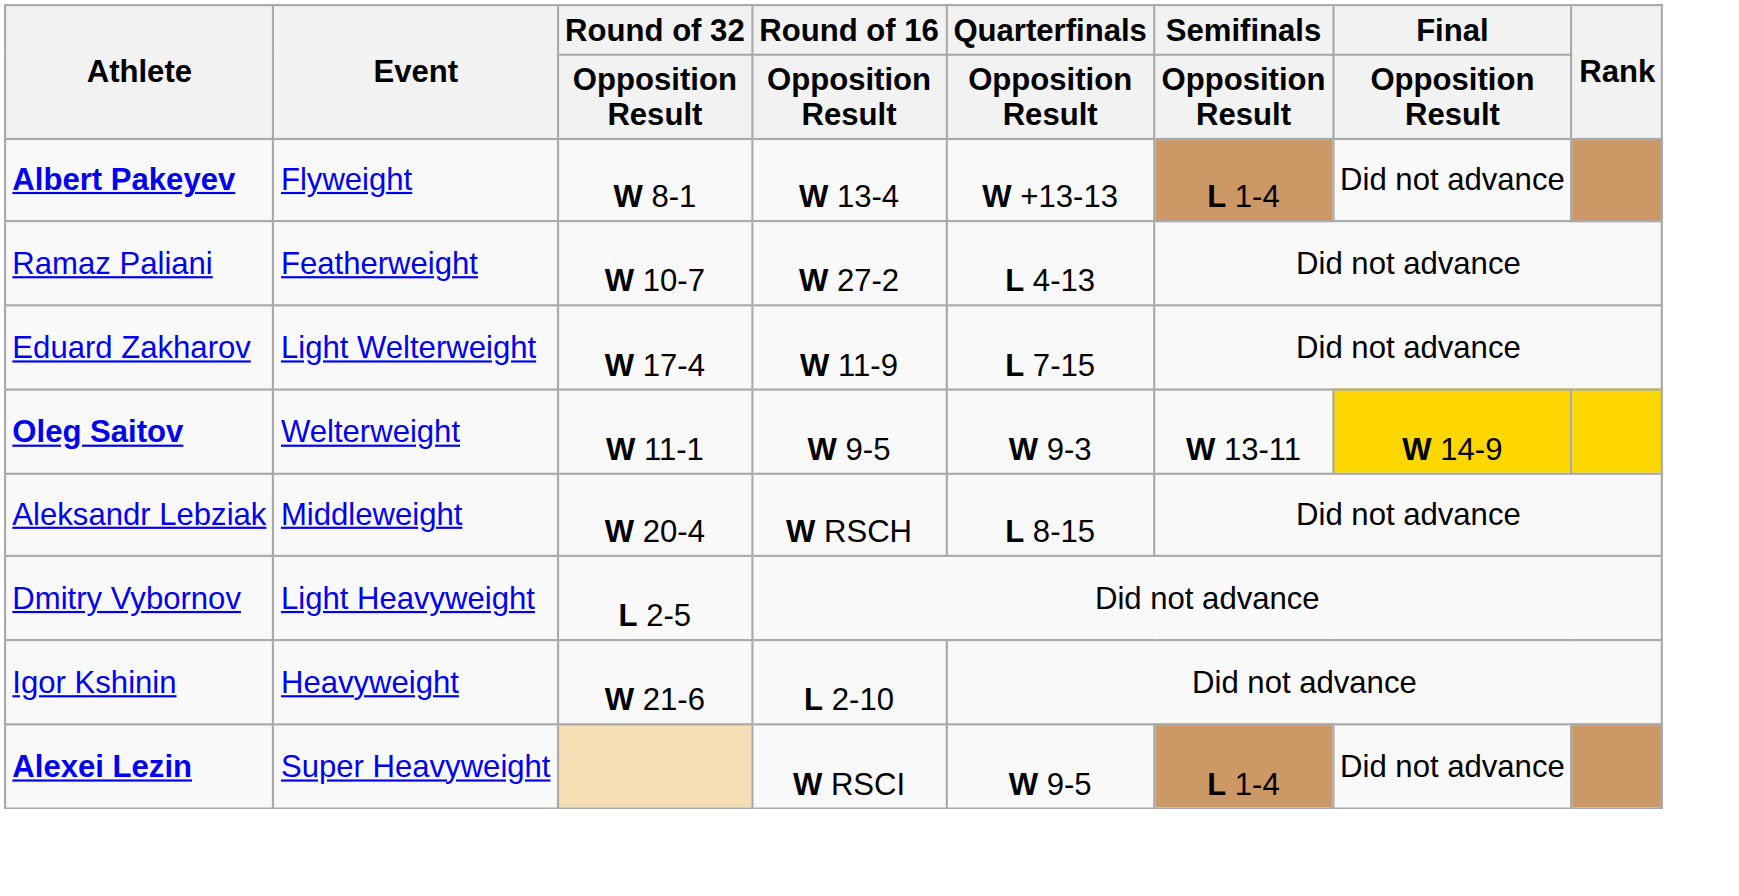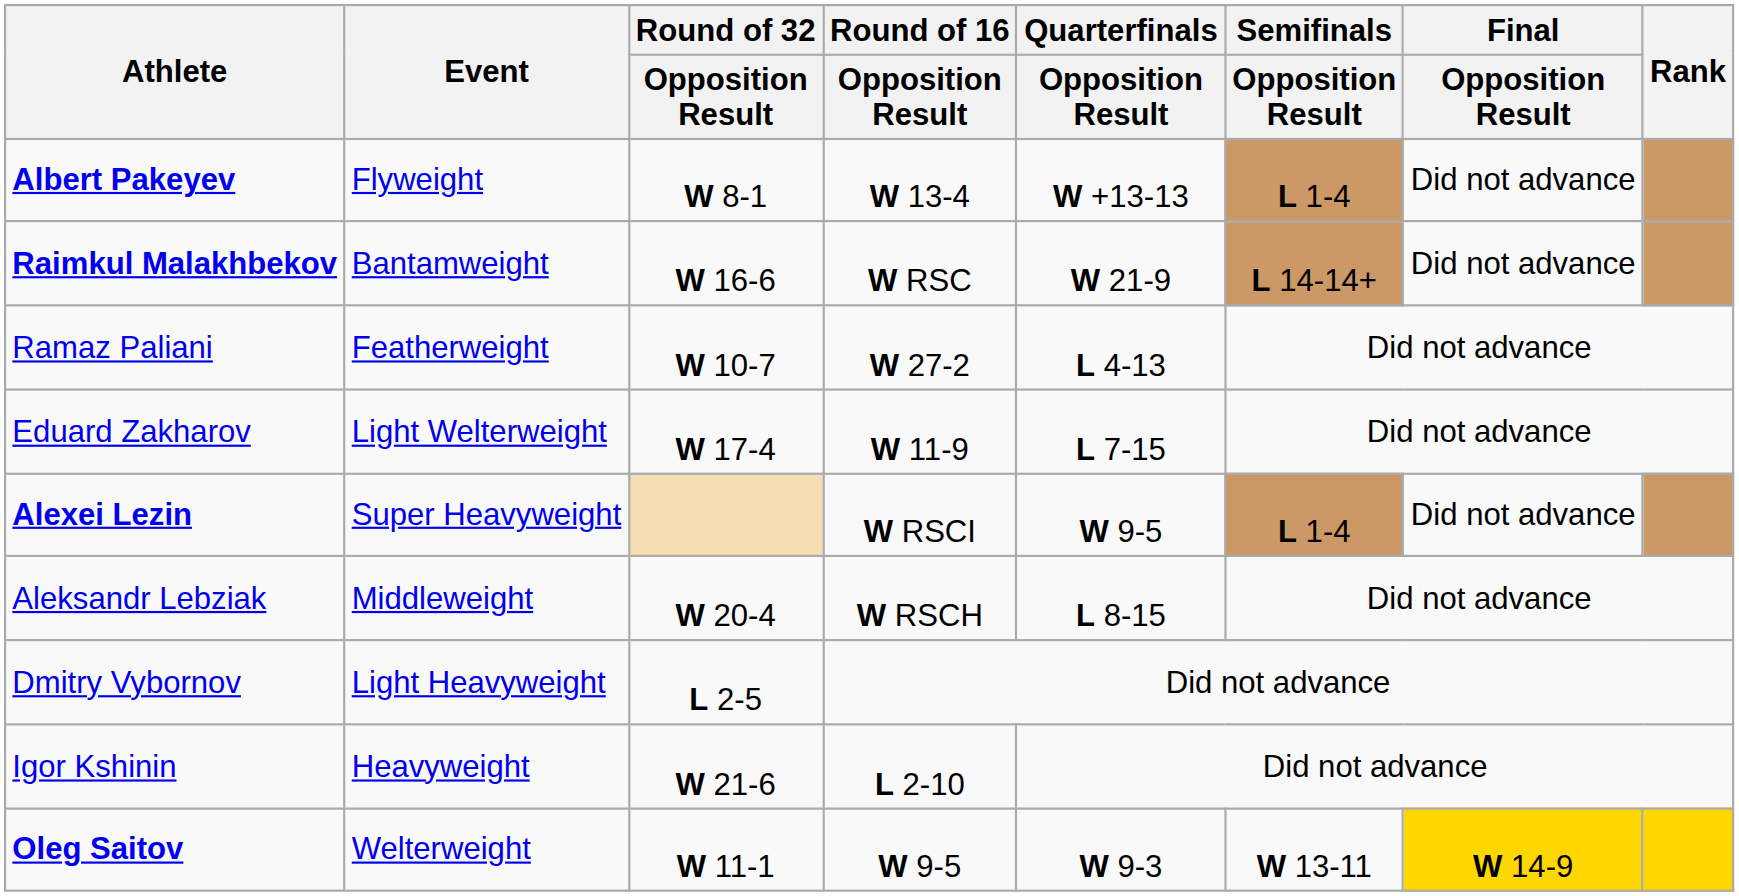+ row: (175, 264)
rows swapped: (98, 431) <-> (102, 766)
